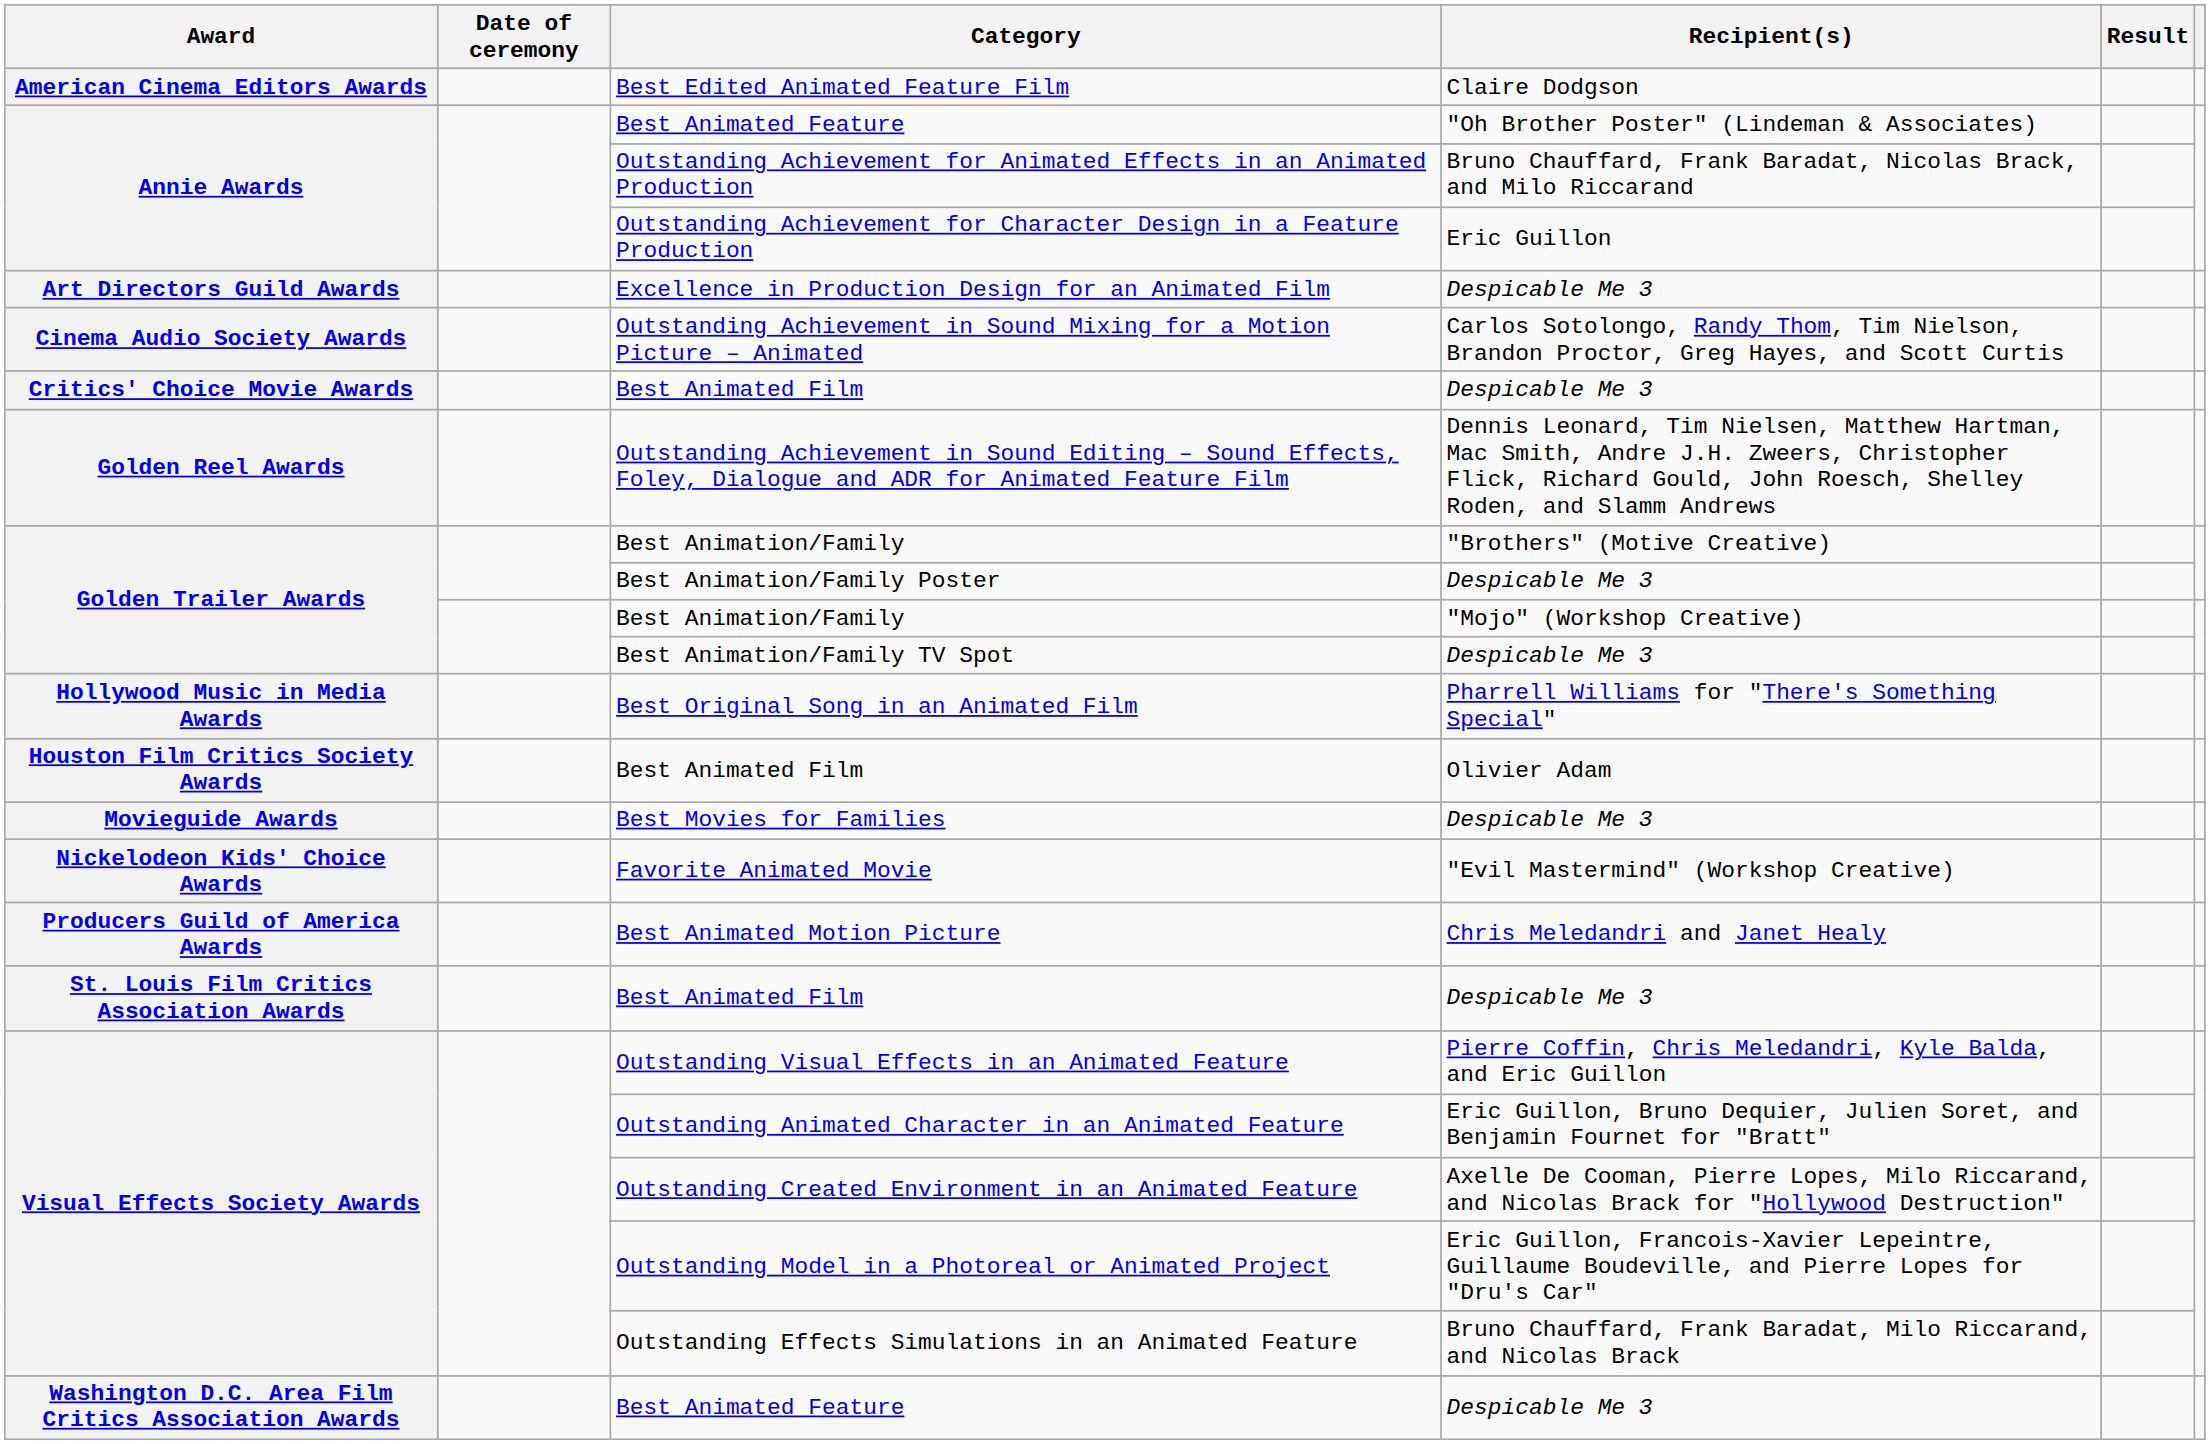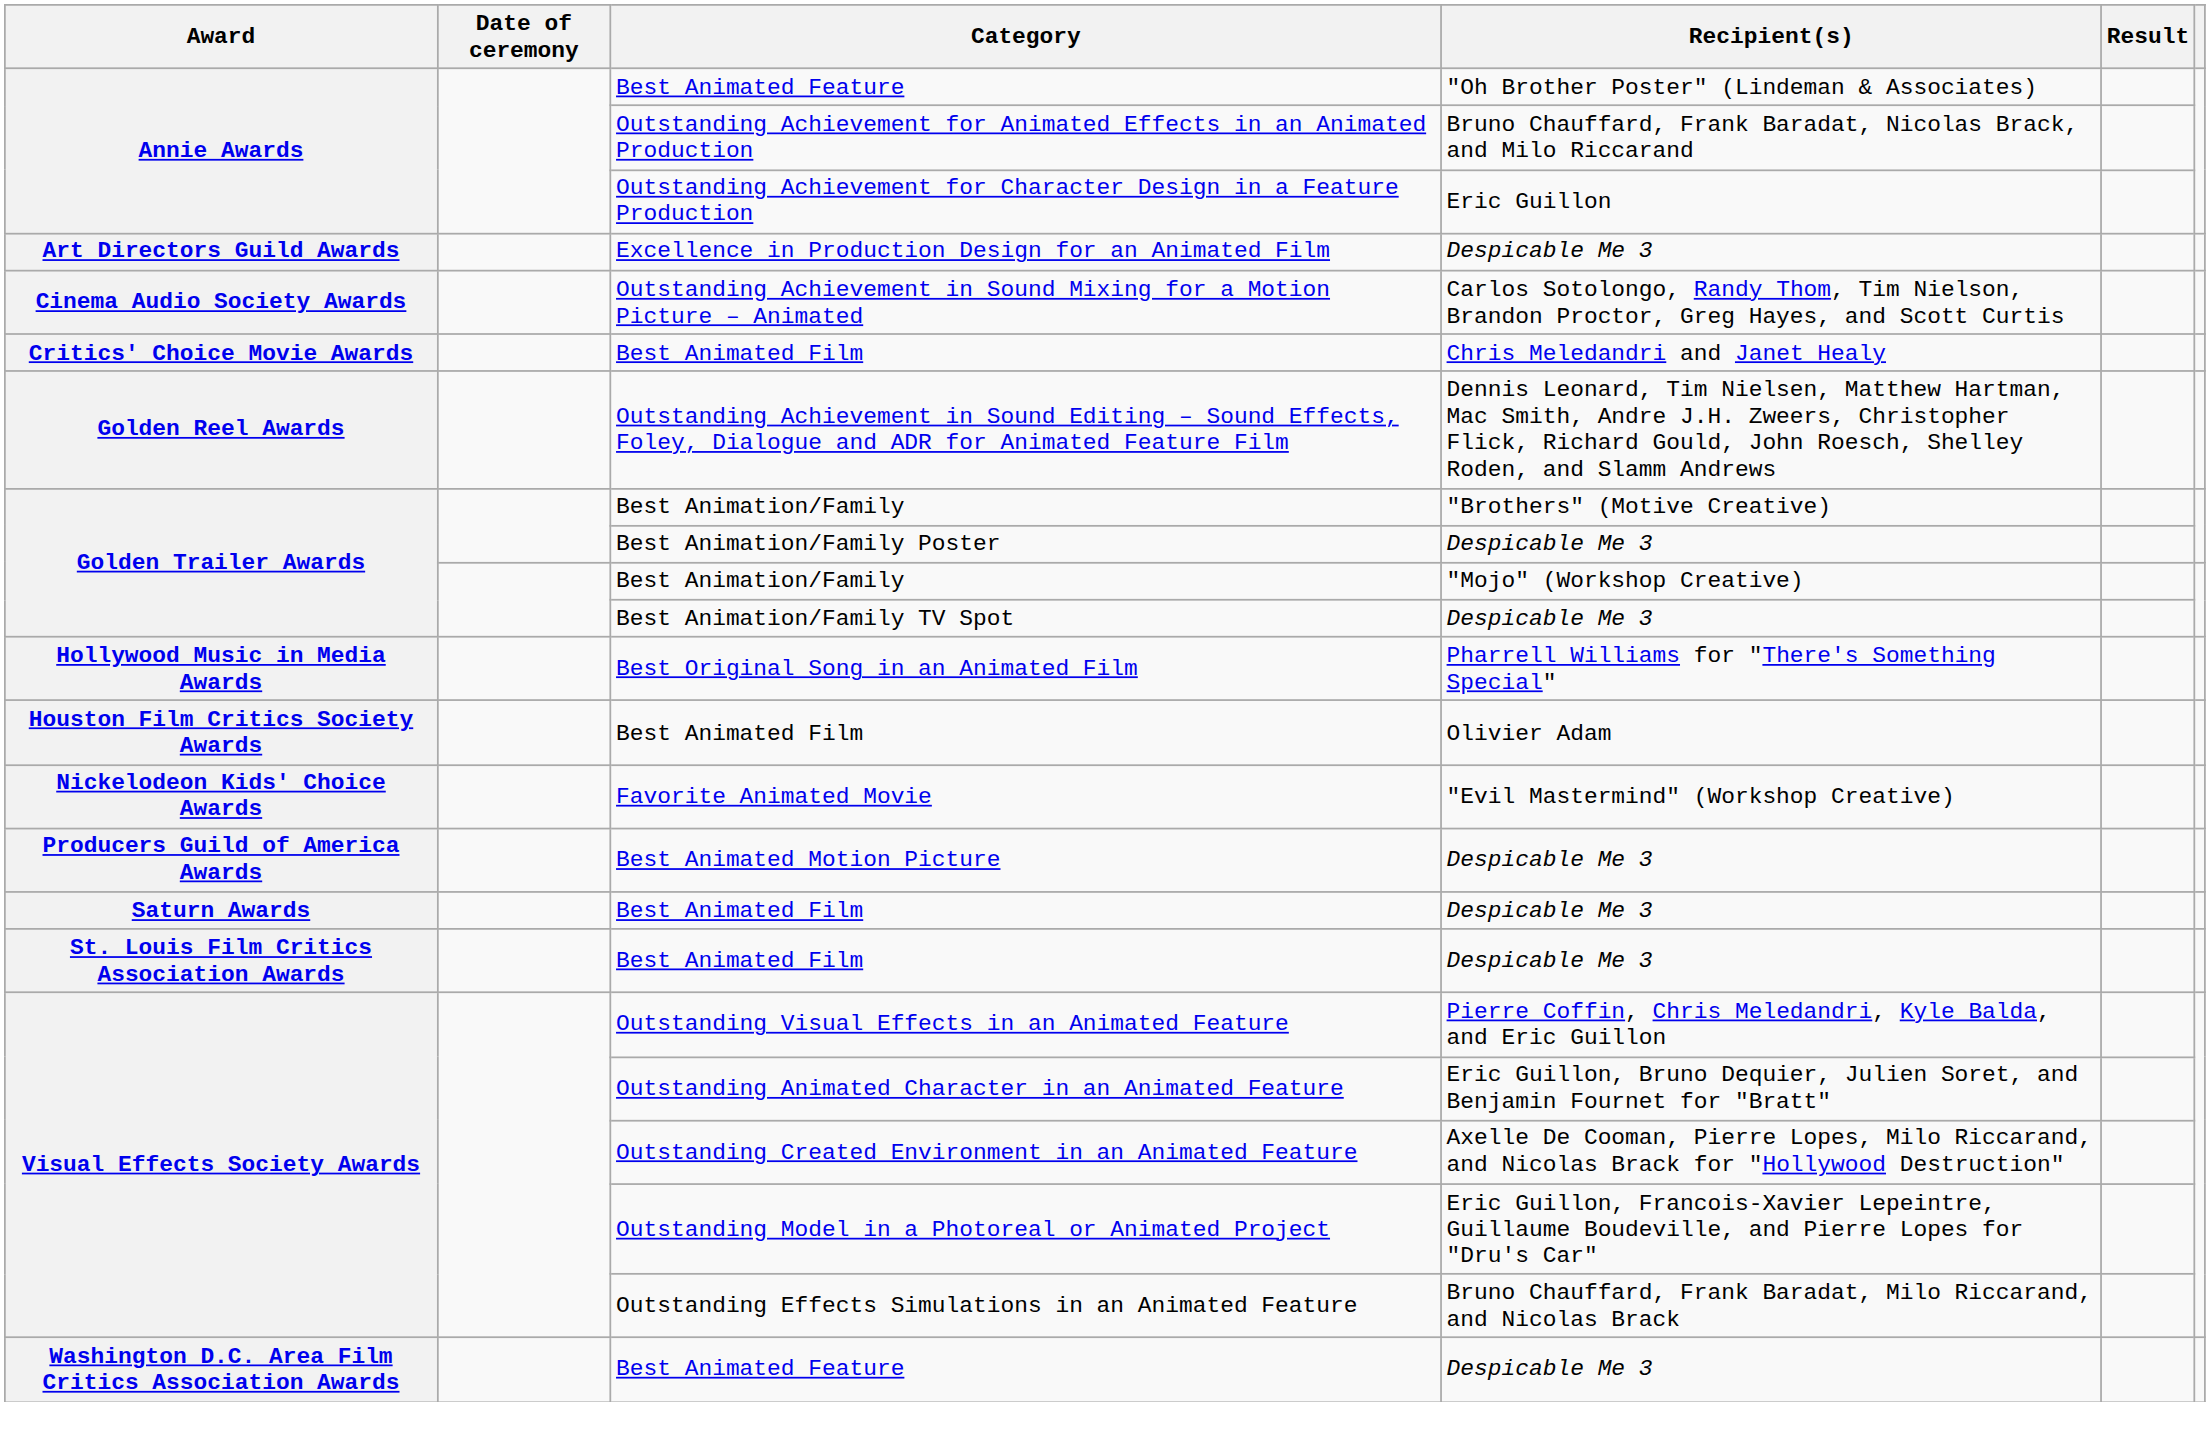- row: (221, 87)
(1550, 390) Despicable Me 3 -> (1666, 353) Chris Meledandri and Janet Healy
- row: (221, 820)
(1666, 935) Chris Meledandri and Janet Healy -> (1550, 860) Despicable Me 3
+ row: (221, 911)
